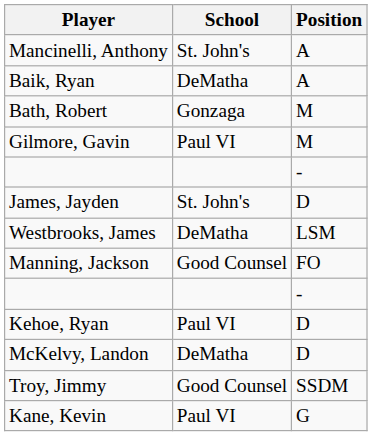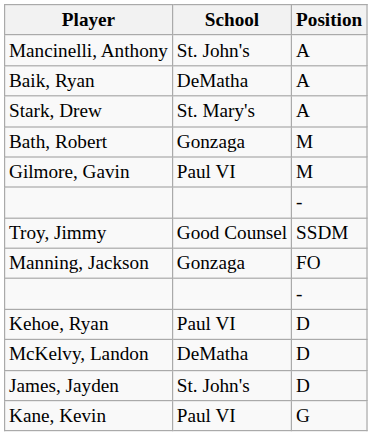+ row: (55, 111)
rows swapped: (58, 385) <-> (64, 202)
- row: (82, 232)
(232, 263) Good Counsel -> (211, 263) Gonzaga
